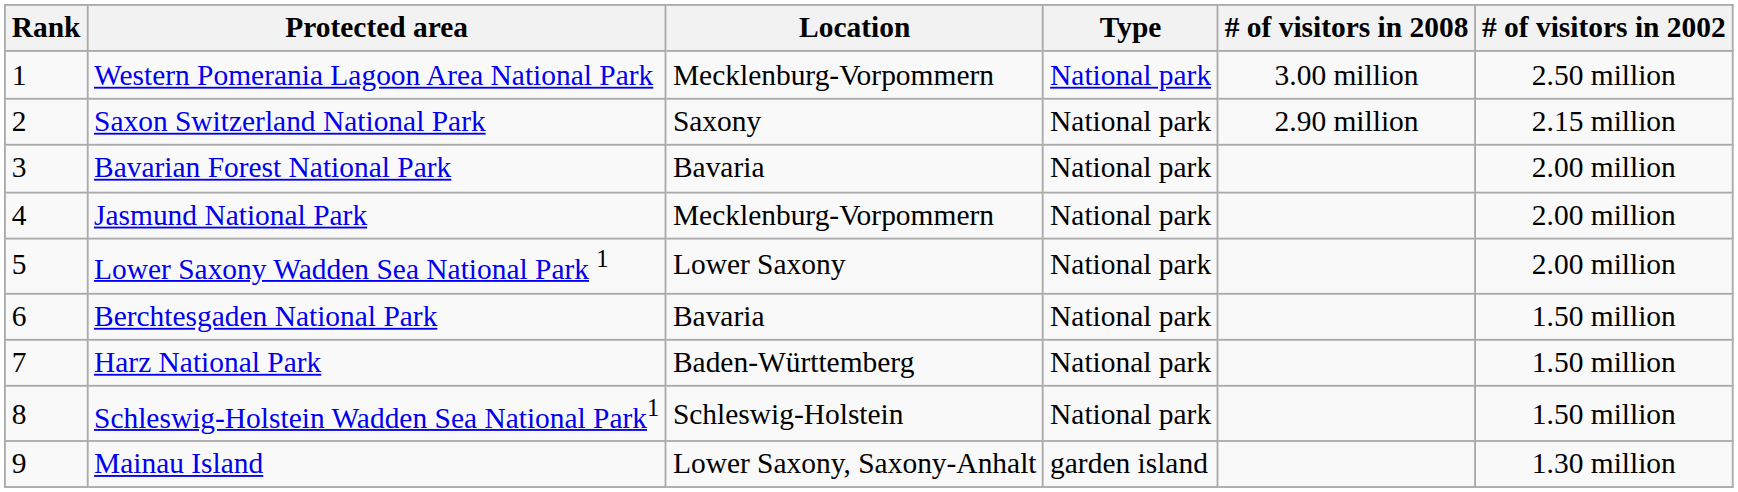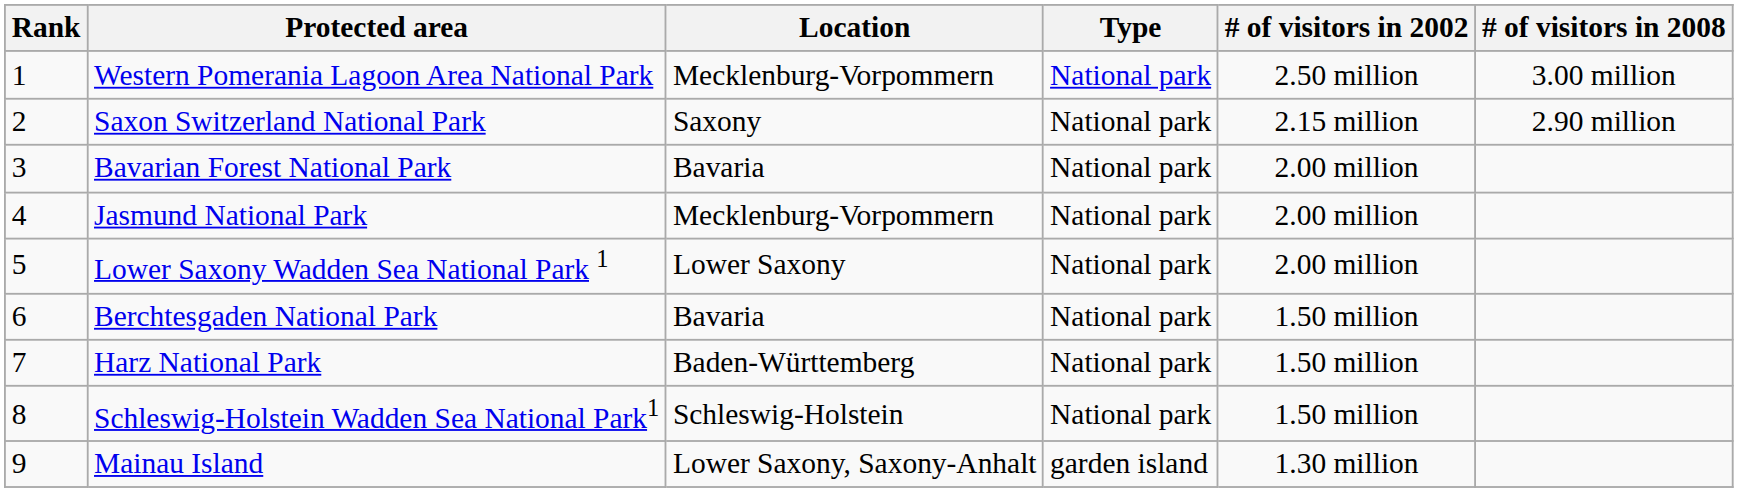columns swapped: (1604, 27) <-> (1347, 27)
